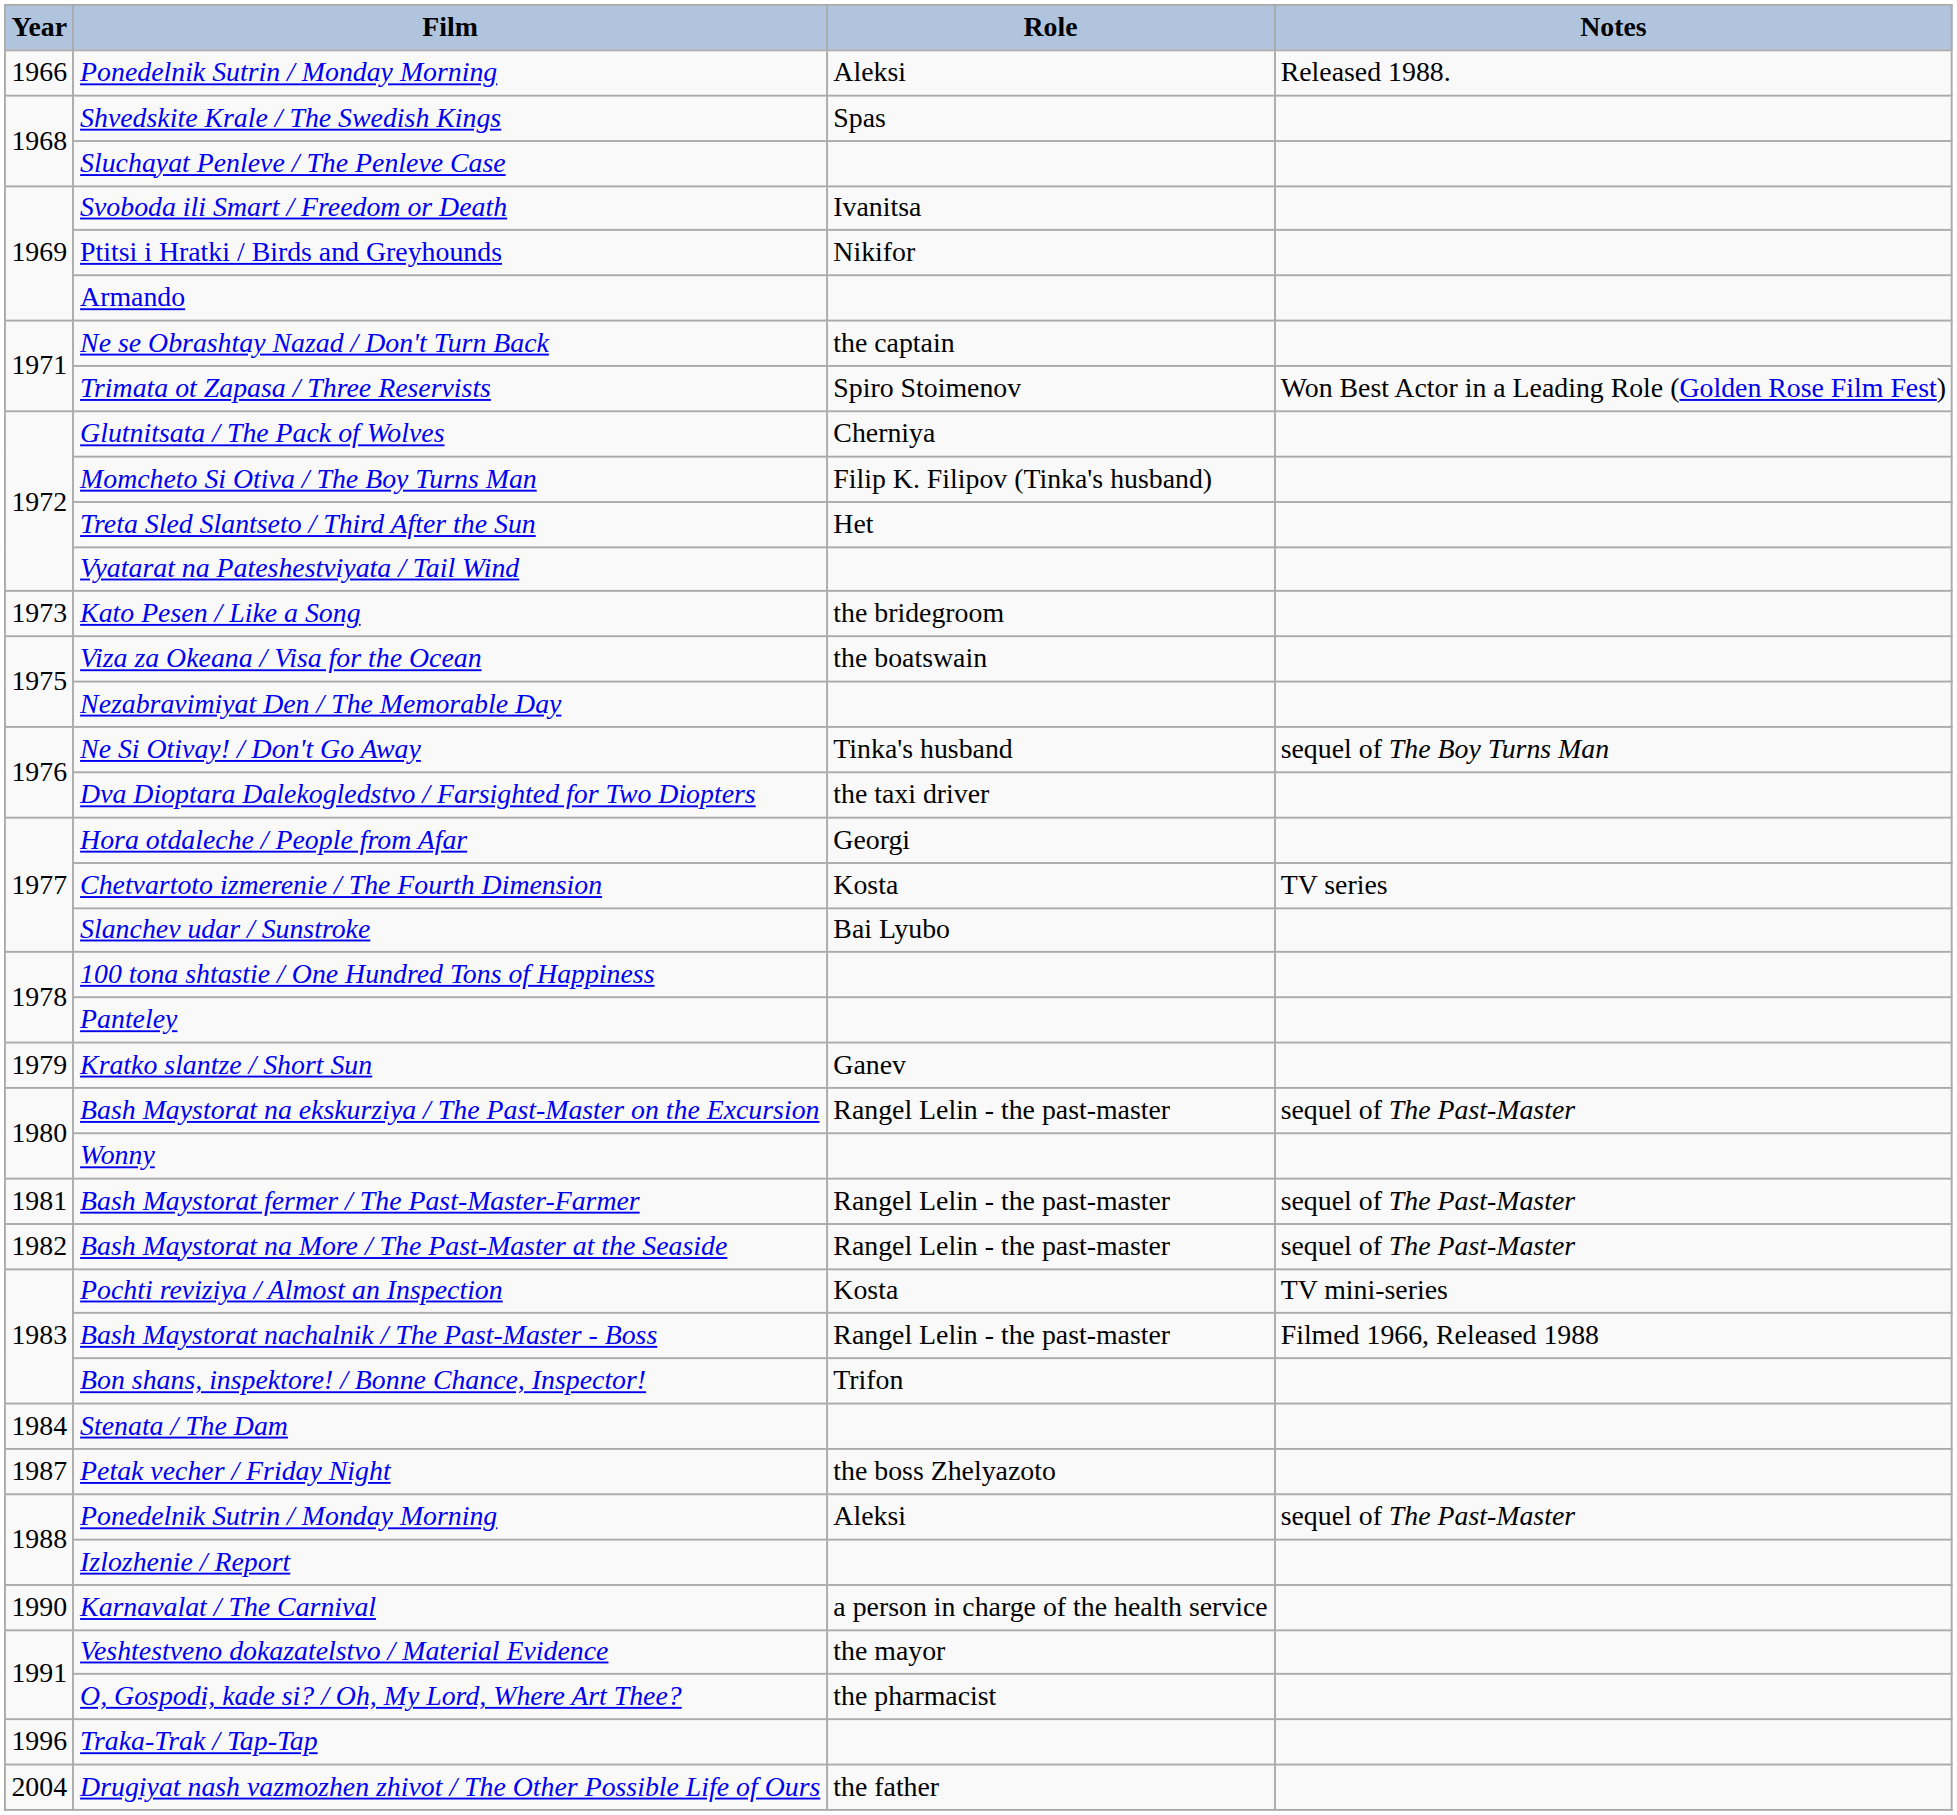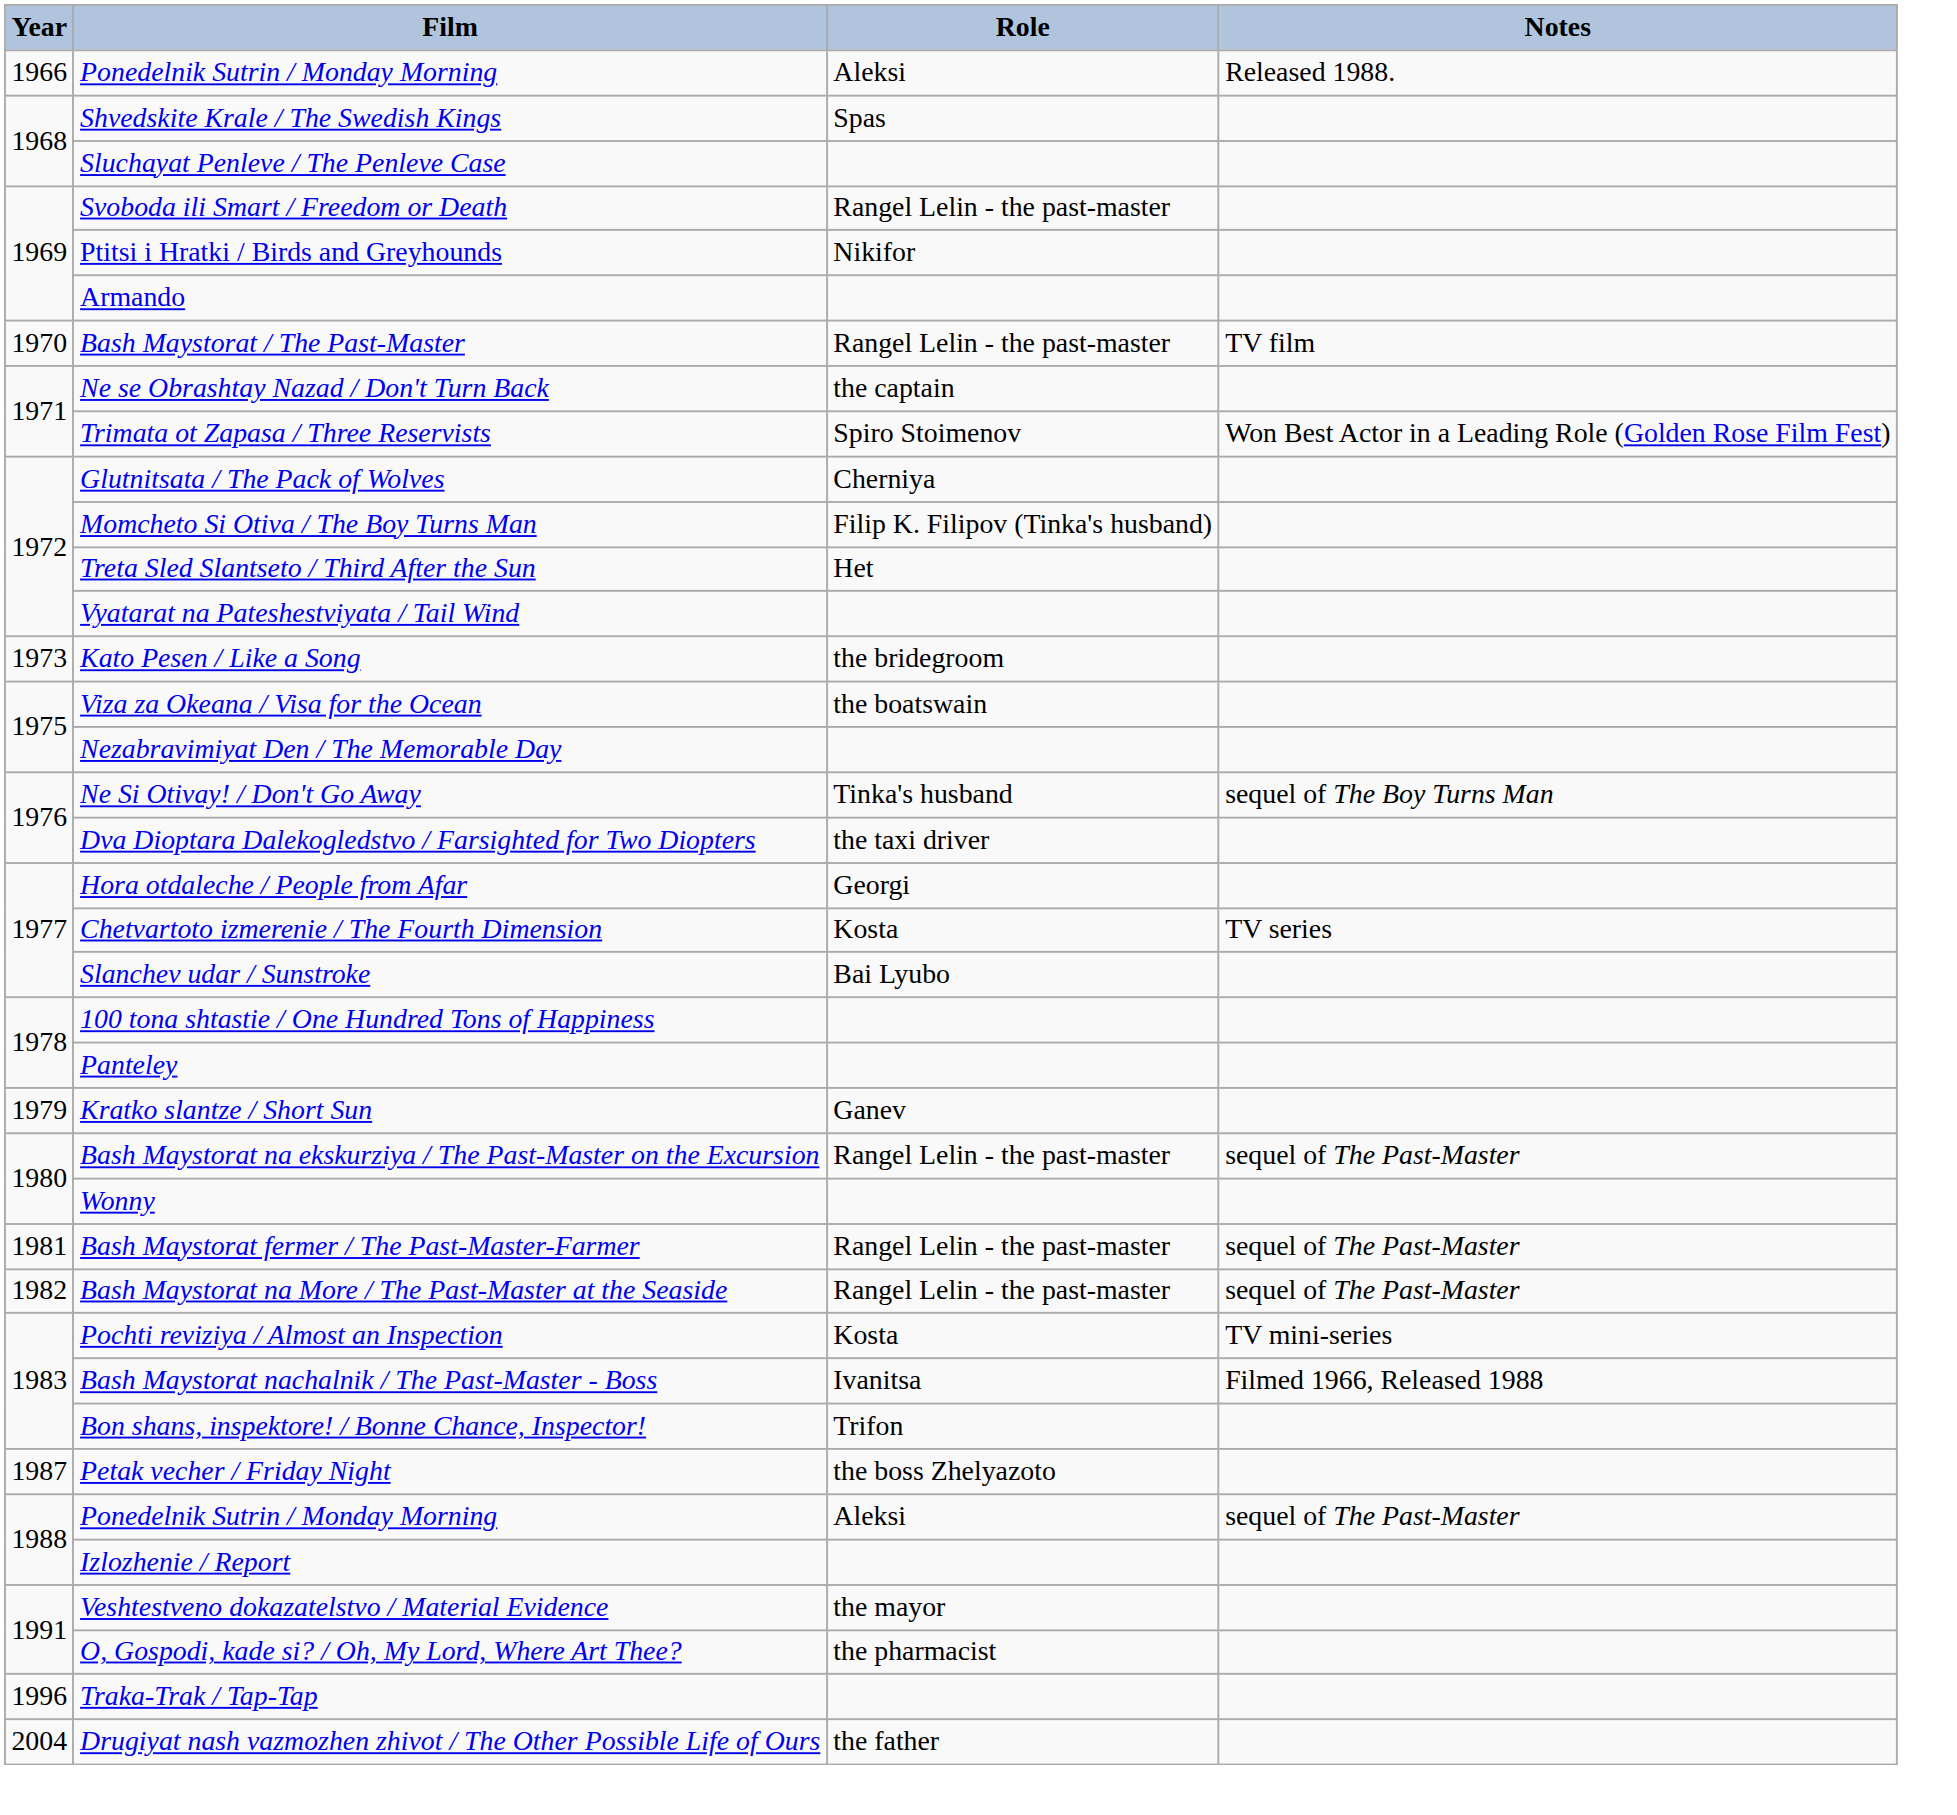(877, 207) Ivanitsa -> (1002, 207) Rangel Lelin - the past-master
+ row: (39, 342)
(1002, 1335) Rangel Lelin - the past-master -> (877, 1380) Ivanitsa
- row: (39, 1425)
- row: (39, 1606)
